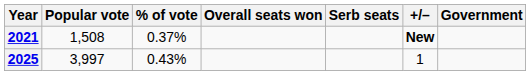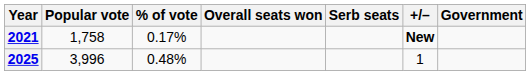(87, 37) 1,508 -> (87, 37) 1,758
(167, 37) 0.37% -> (167, 37) 0.17%
(87, 59) 3,997 -> (87, 59) 3,996
(167, 59) 0.43% -> (167, 59) 0.48%
